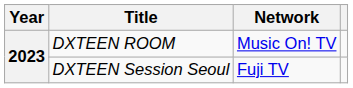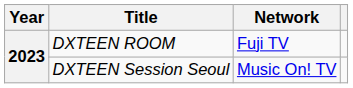(287, 43) Music On! TV -> (263, 43) Fuji TV
(263, 69) Fuji TV -> (287, 69) Music On! TV
